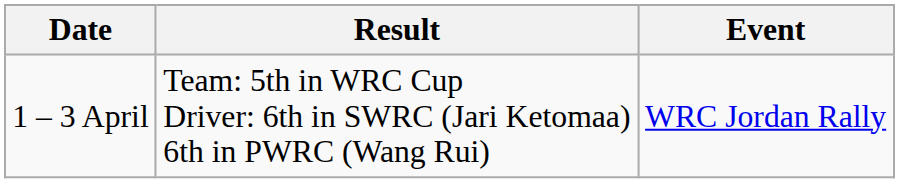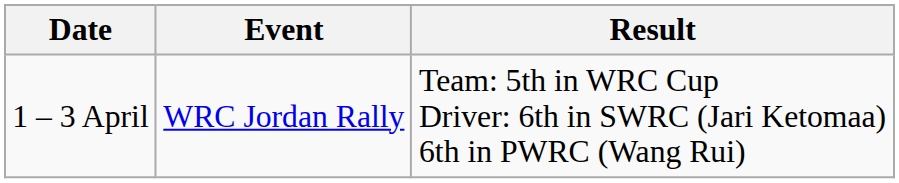columns swapped: (766, 29) <-> (397, 29)
